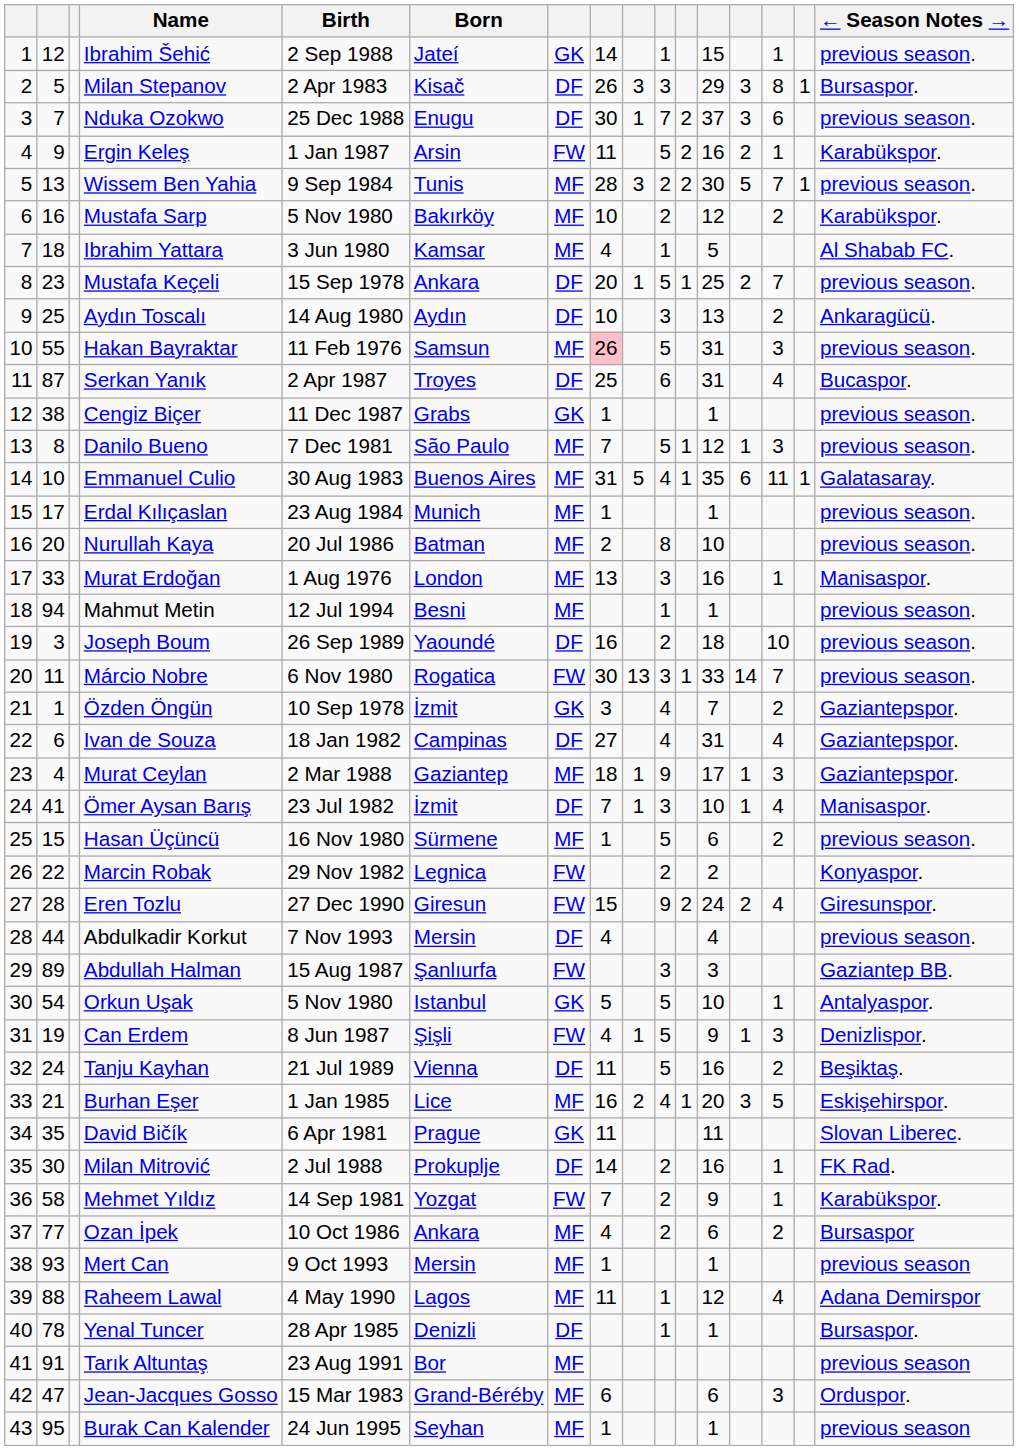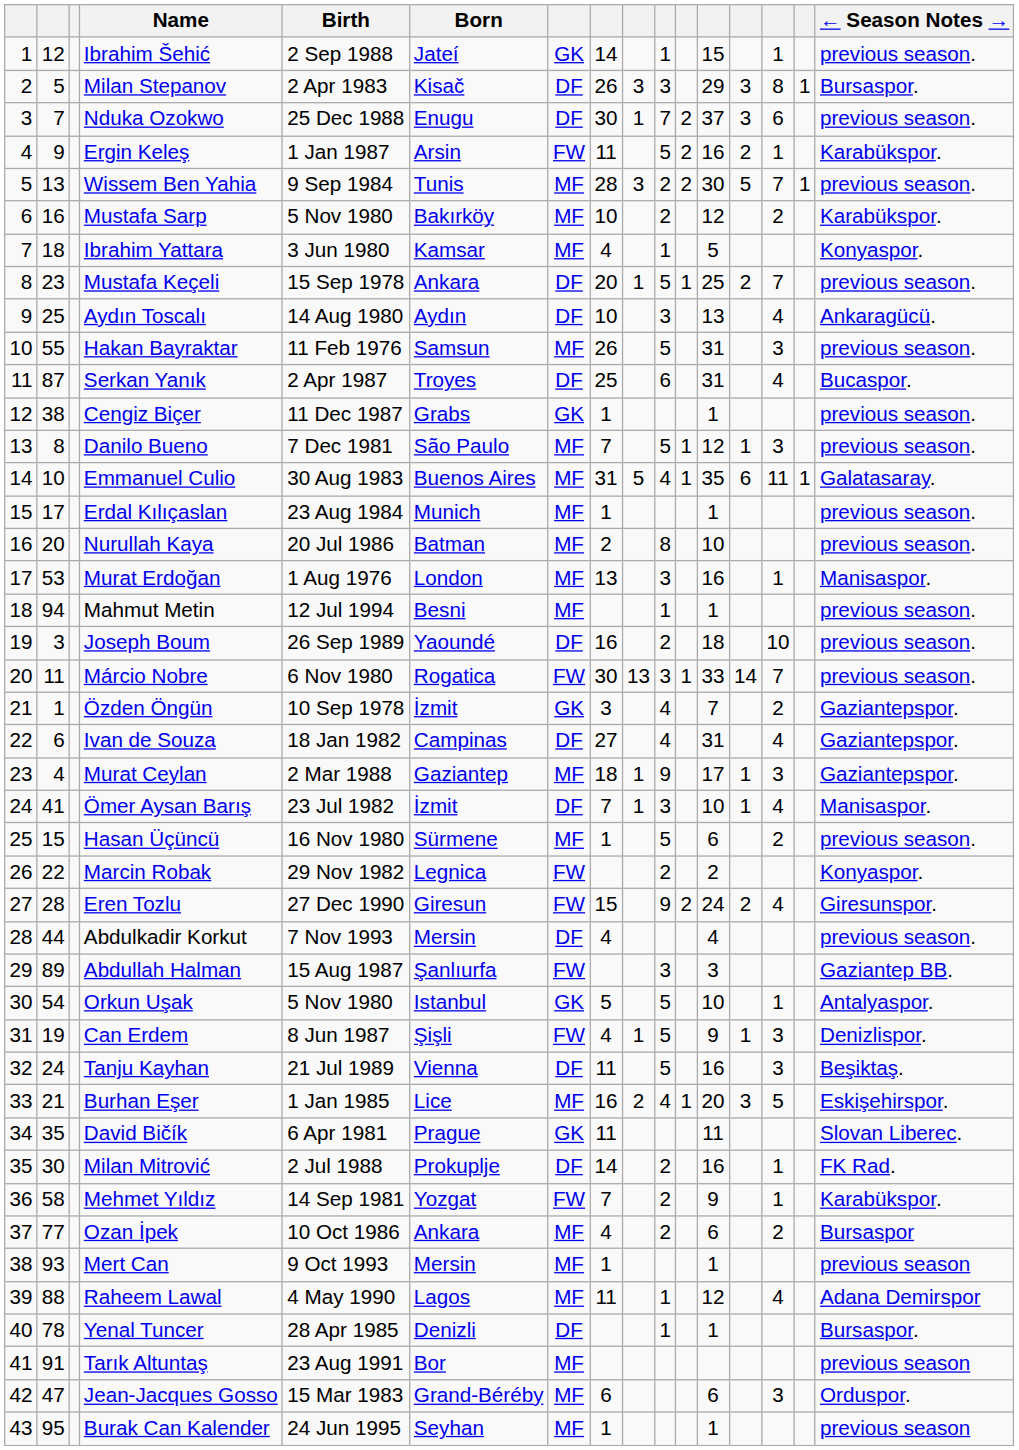(887, 250) Al Shabab FC. -> (872, 250) Konyaspor.
(778, 315) 2 -> (778, 315) 4
(606, 348) pink background -> (606, 348) no background
(53, 577) 33 -> (53, 577) 53
(778, 1068) 2 -> (778, 1068) 3
